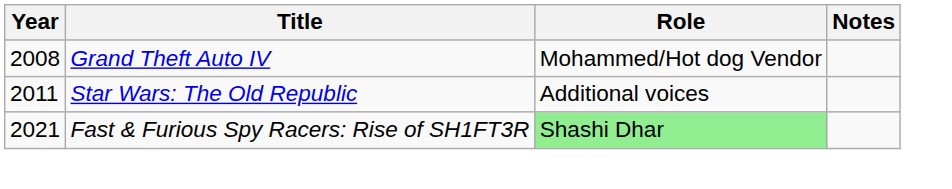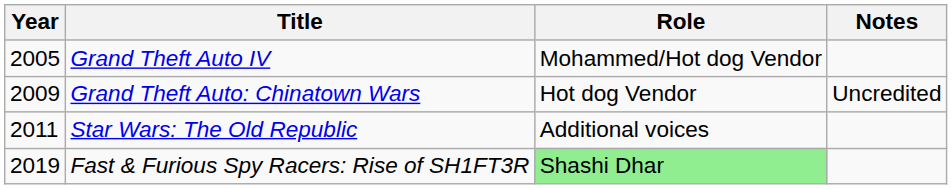(35, 58) 2008 -> (35, 58) 2005
+ row: (245, 93)
(35, 129) 2021 -> (35, 165) 2019
